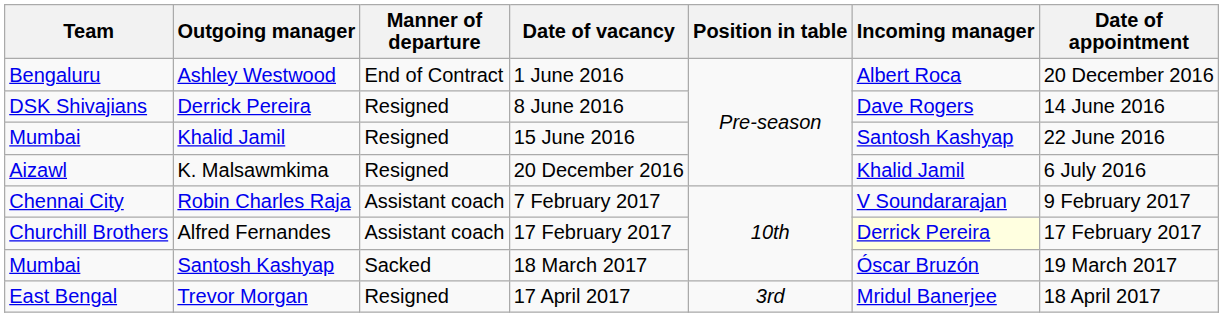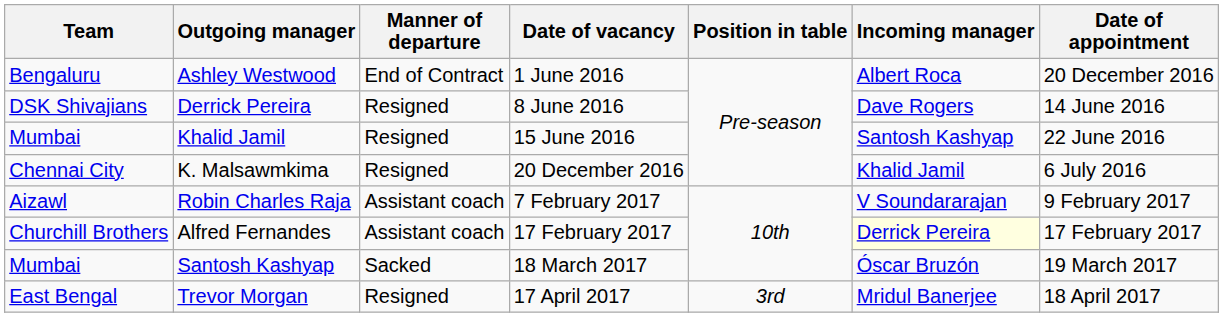(38, 169) Aizawl -> (66, 169) Chennai City
(66, 201) Chennai City -> (38, 201) Aizawl
